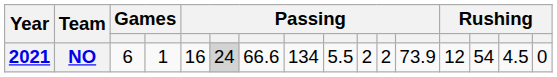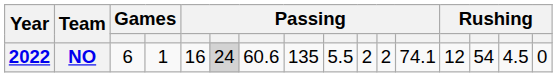(30, 57) 2021 -> (30, 57) 2022
(261, 57) 66.6 -> (261, 57) 60.6
(303, 57) 134 -> (303, 57) 135
(418, 57) 73.9 -> (418, 57) 74.1
